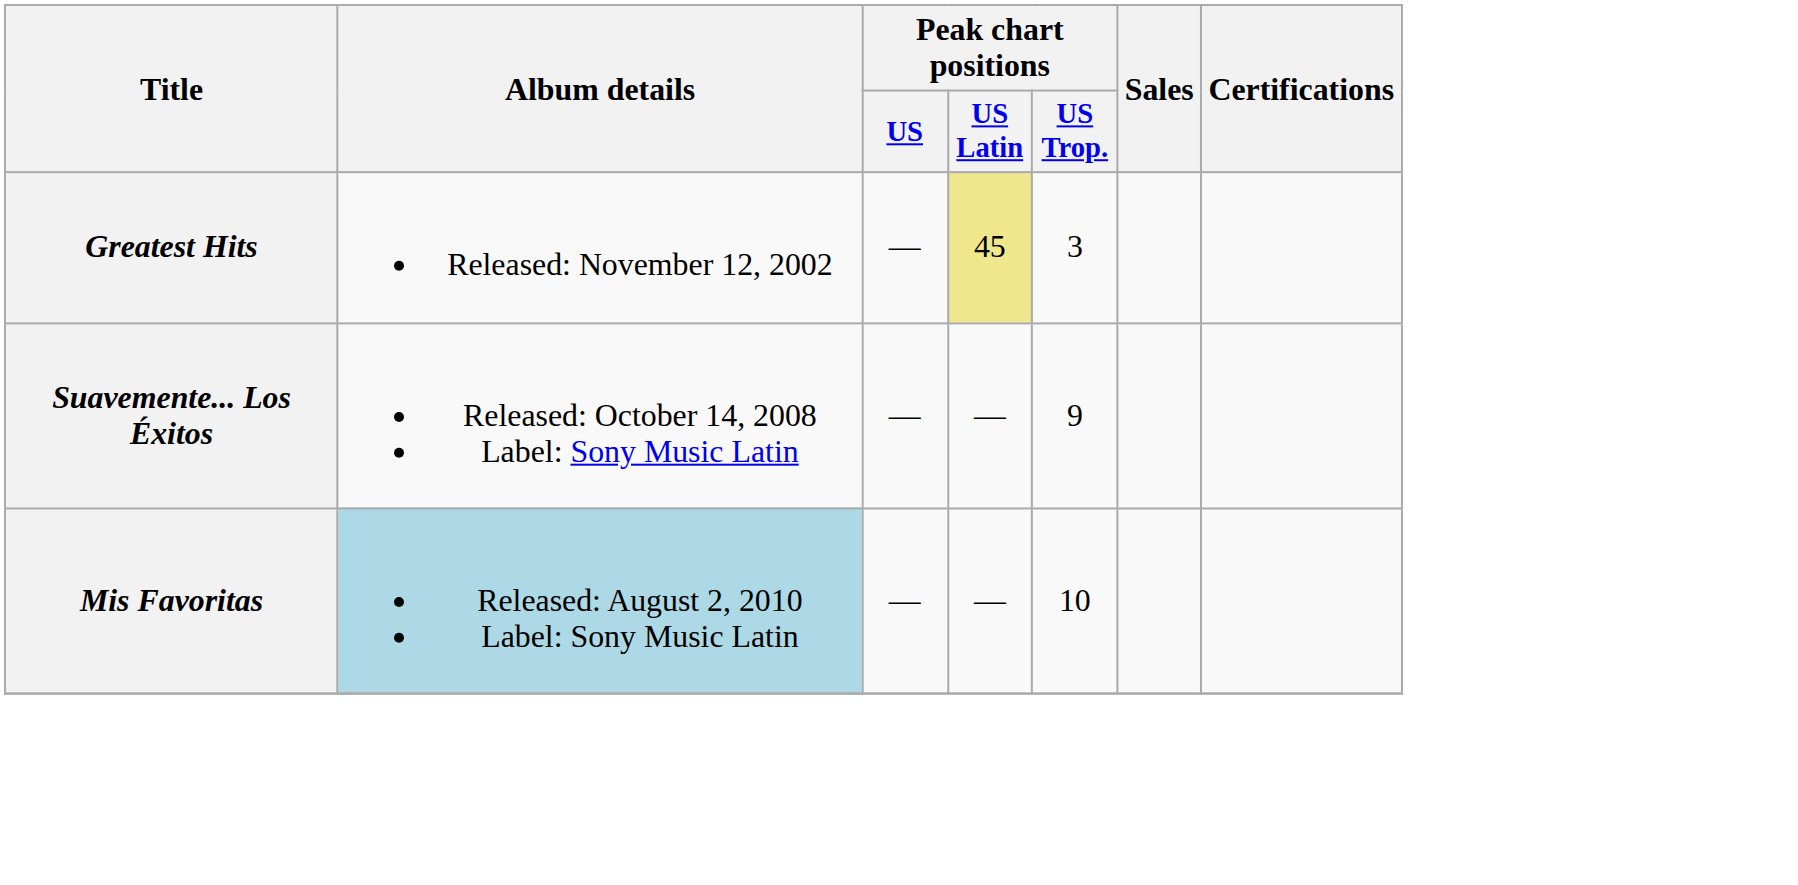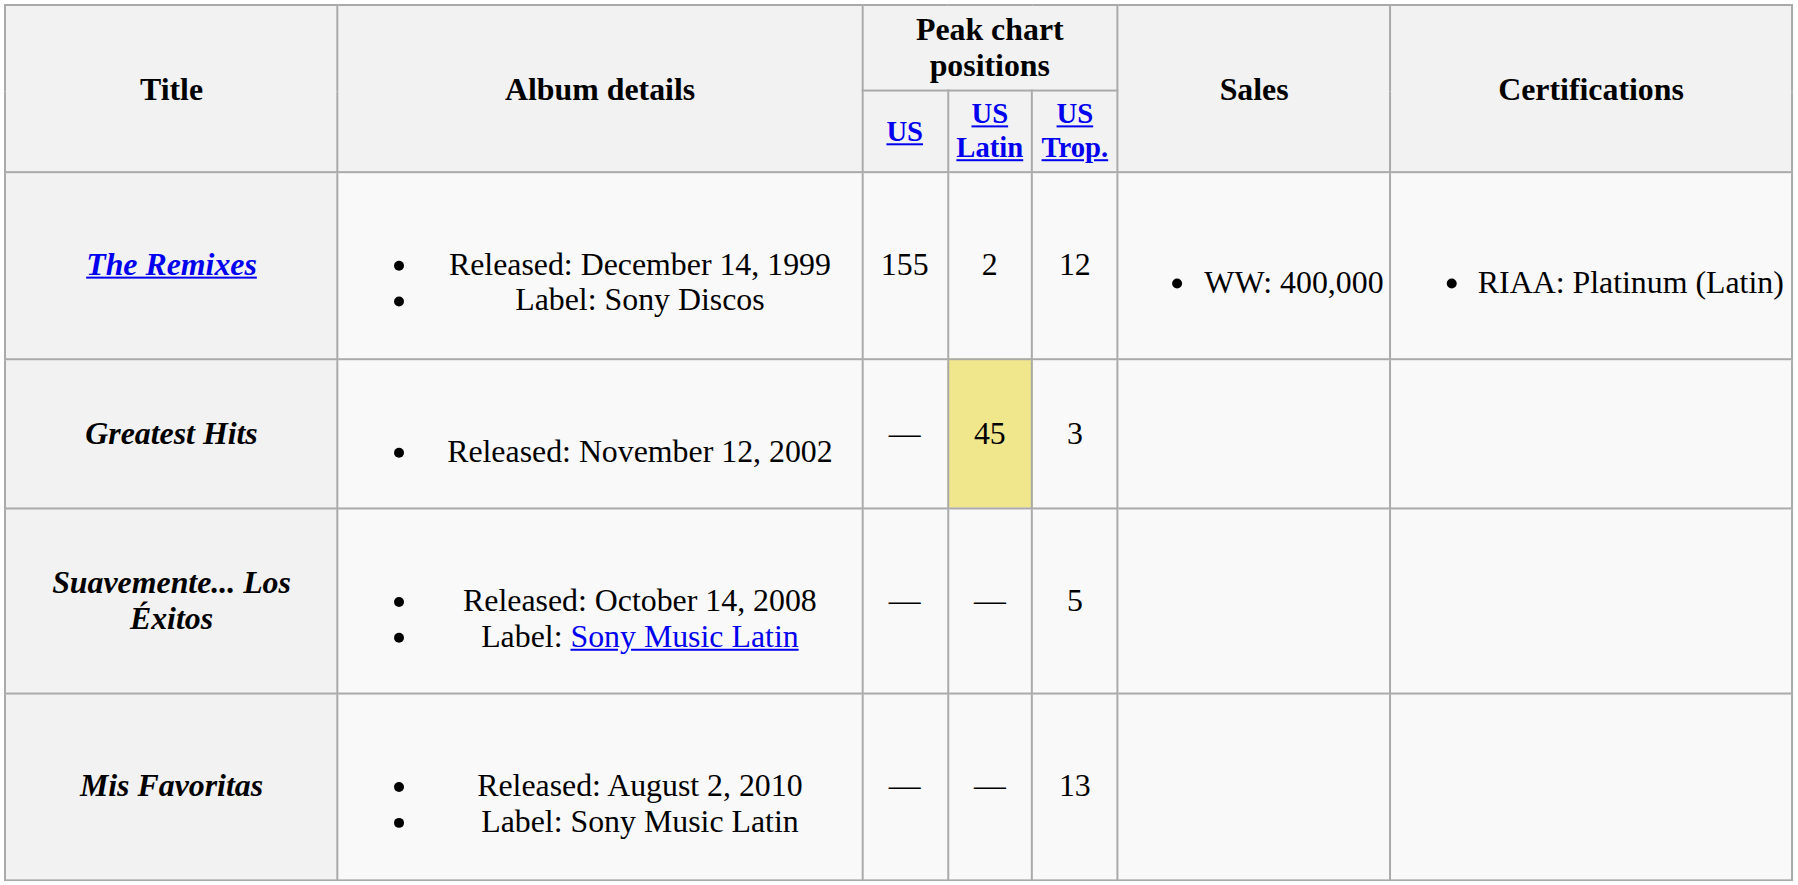+ row: (172, 264)
(1075, 414) 9 -> (1075, 600) 5
(600, 619) lightblue background -> (600, 805) no background
(1075, 600) 10 -> (1075, 786) 13
